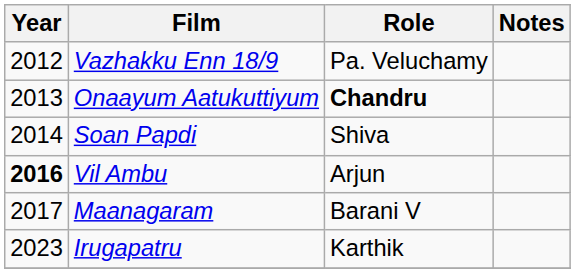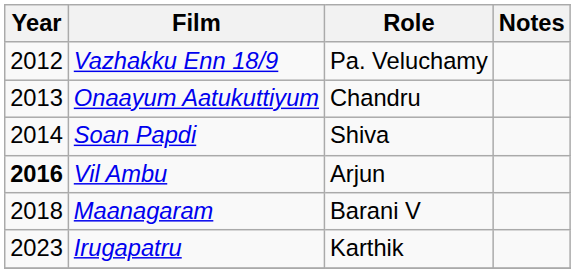(379, 98) bold -> (375, 98) normal
(37, 211) 2017 -> (37, 211) 2018
